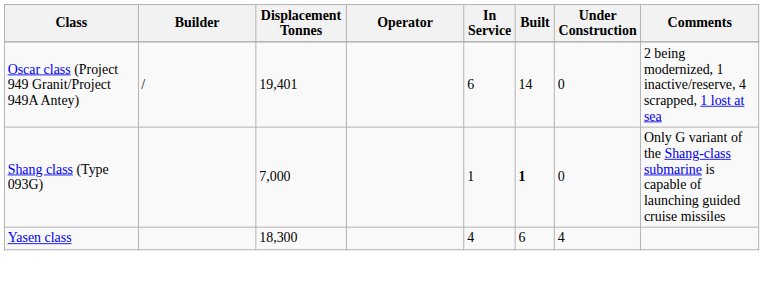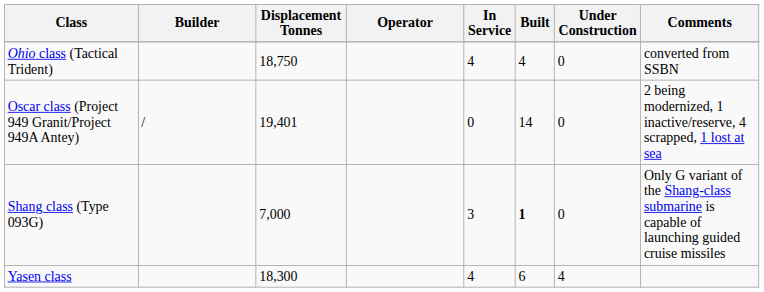+ row: (63, 61)
(471, 84) 6 -> (471, 122) 0
(471, 177) 1 -> (471, 214) 3
